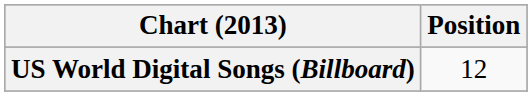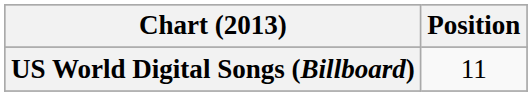(474, 68) 12 -> (474, 68) 11
